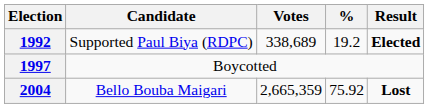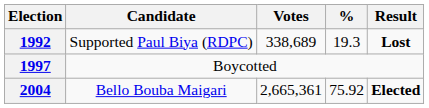(347, 41) 19.2 -> (347, 41) 19.3
(396, 41) Elected -> (396, 41) Lost
(291, 90) 2,665,359 -> (291, 90) 2,665,361
(396, 90) Lost -> (396, 90) Elected
